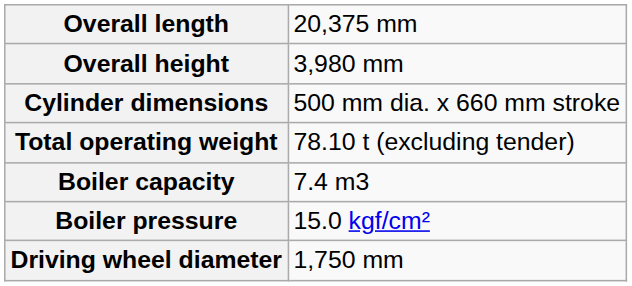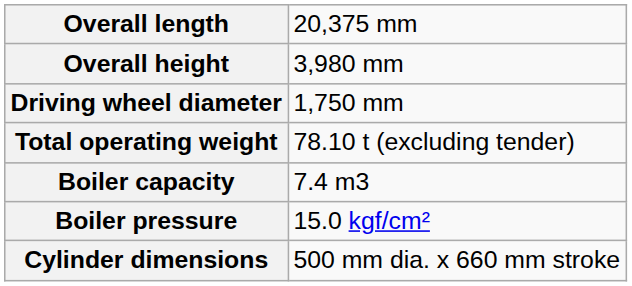rows swapped: (146, 260) <-> (146, 102)
